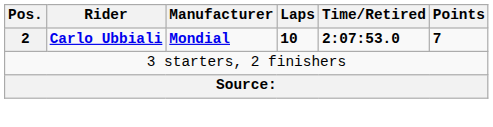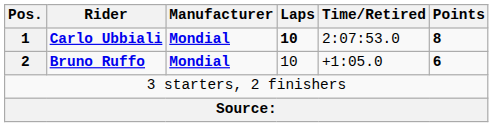(25, 40) 2 -> (25, 40) 1
(361, 40) bold -> (361, 40) normal
(437, 40) 7 -> (437, 40) 8
+ row: (97, 63)
